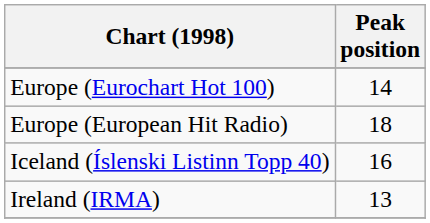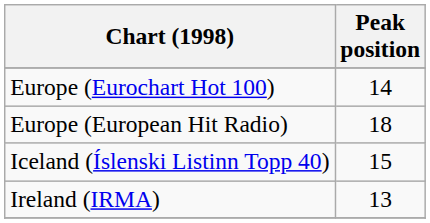(380, 161) 16 -> (380, 161) 15
